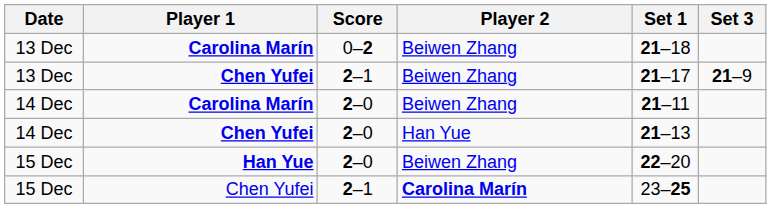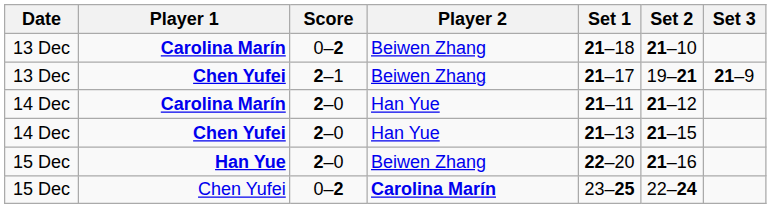+ column: (672, 19)
(459, 105) Beiwen Zhang -> (405, 105) Han Yue
(358, 190) 2–1 -> (328, 190) 0–2
